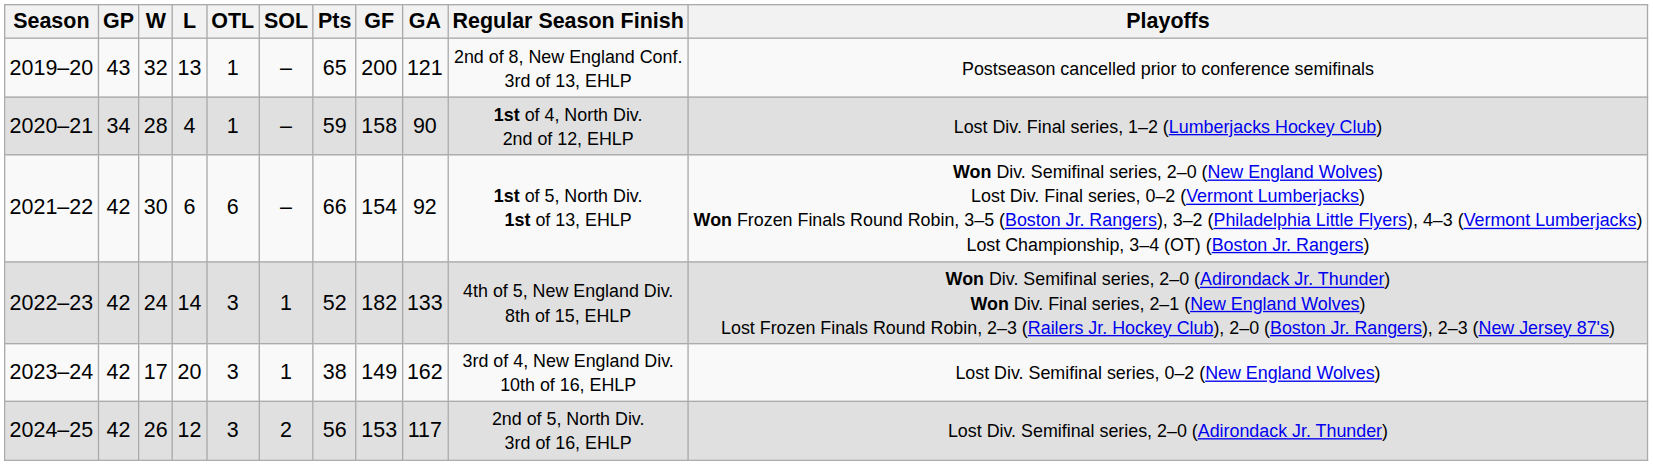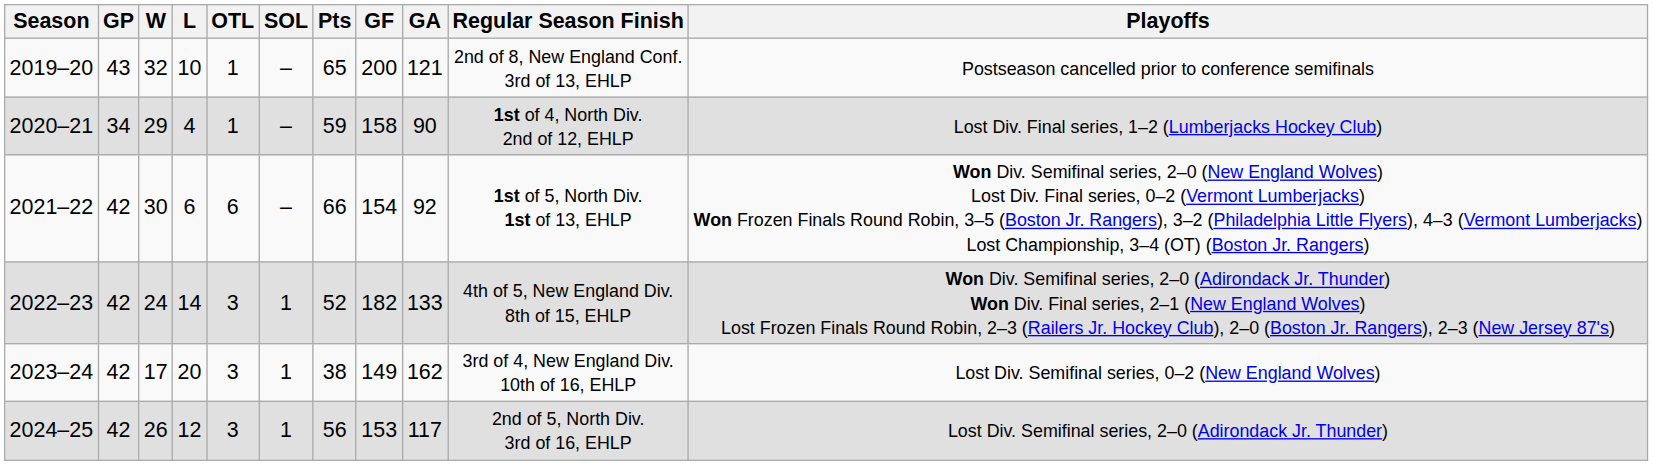(189, 67) 13 -> (189, 67) 10
(156, 125) 28 -> (156, 125) 29
(286, 430) 2 -> (286, 430) 1
